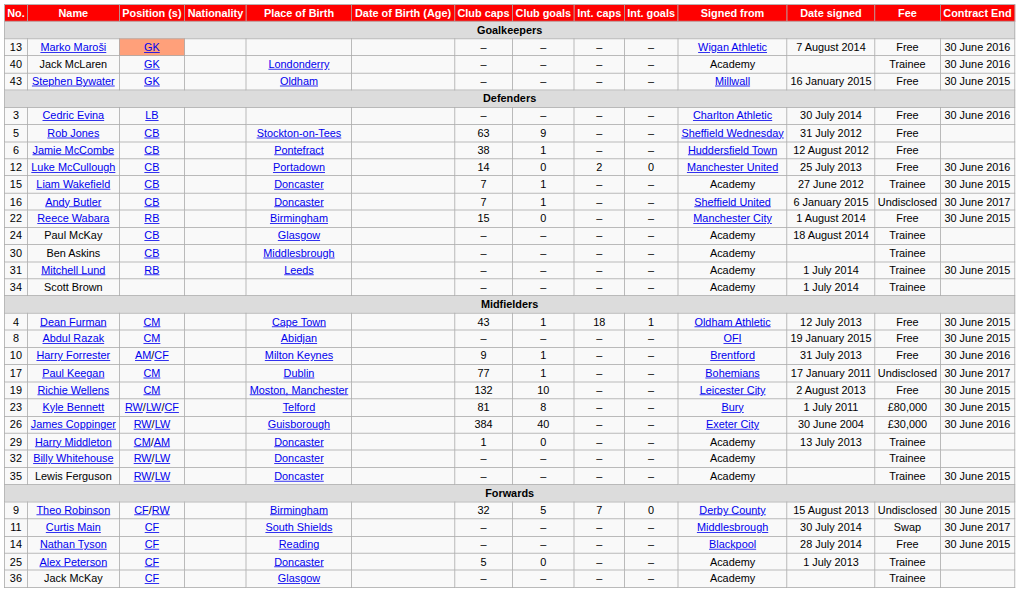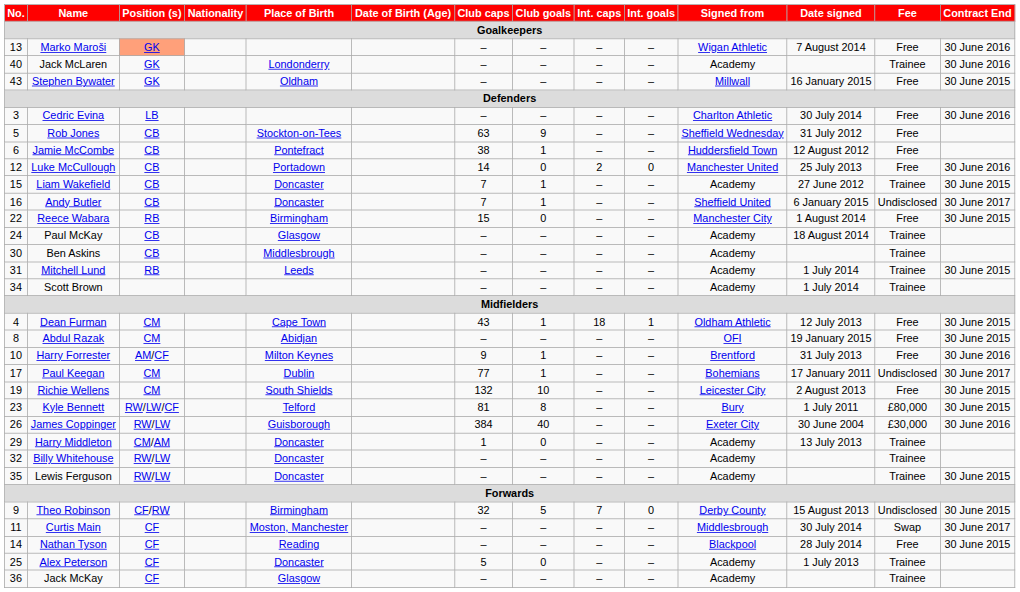(299, 390) Moston, Manchester -> (299, 390) South Shields
(299, 527) South Shields -> (299, 527) Moston, Manchester
